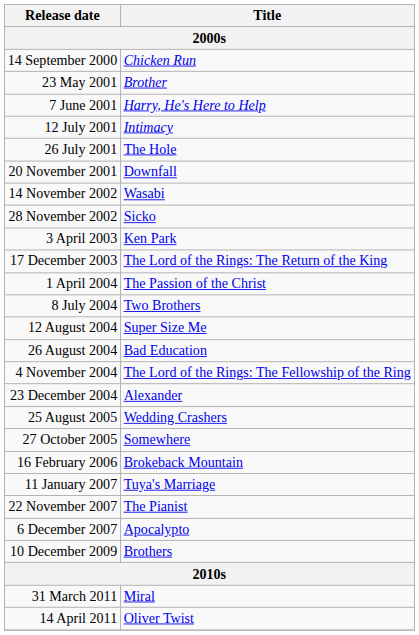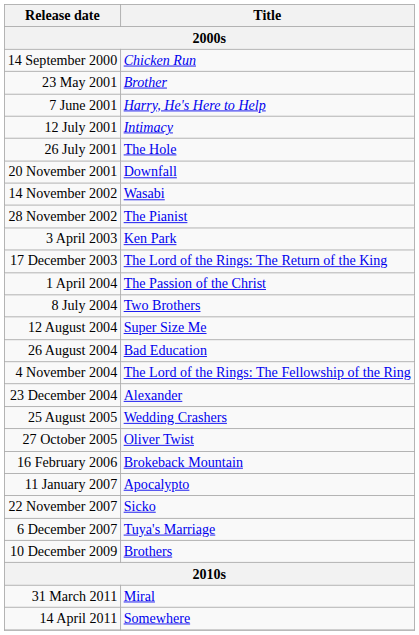(140, 216) Sicko -> (156, 216) The Pianist
(157, 439) Somewhere -> (159, 439) Oliver Twist
(169, 484) Tuya's Marriage -> (157, 484) Apocalypto
(156, 506) The Pianist -> (140, 506) Sicko
(157, 529) Apocalypto -> (169, 529) Tuya's Marriage
(159, 618) Oliver Twist -> (157, 618) Somewhere
